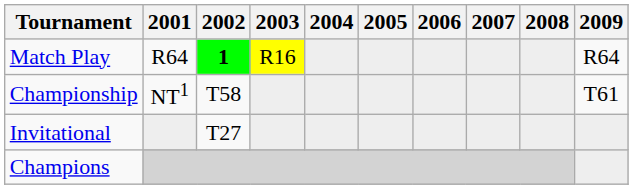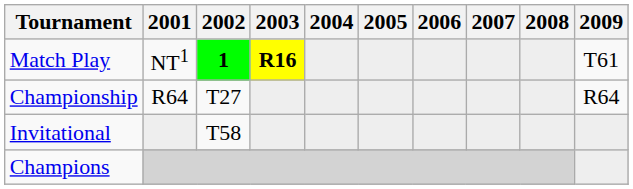(170, 56) R64 -> (170, 59) NT1
(278, 56) normal -> (278, 59) bold
(601, 56) R64 -> (601, 59) T61
(170, 94) NT1 -> (170, 97) R64
(224, 94) T58 -> (224, 97) T27
(601, 94) T61 -> (601, 97) R64
(224, 132) T27 -> (224, 132) T58
